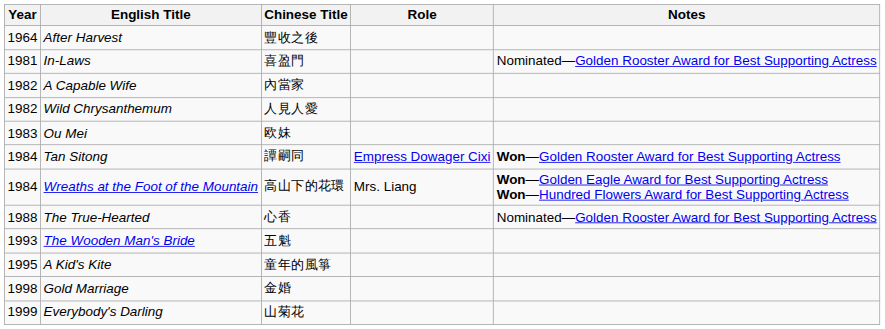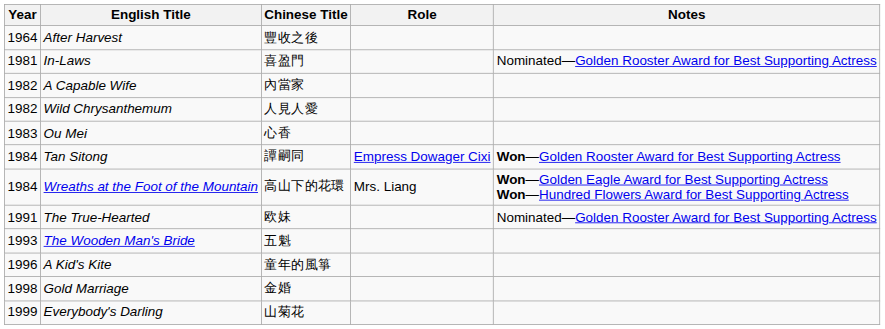(278, 132) 欧妹 -> (278, 132) 心香
(22, 217) 1988 -> (22, 217) 1991
(278, 216) 心香 -> (278, 216) 欧妹
(22, 264) 1995 -> (22, 264) 1996
